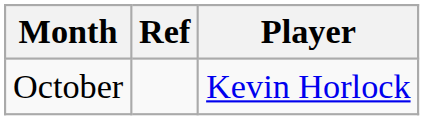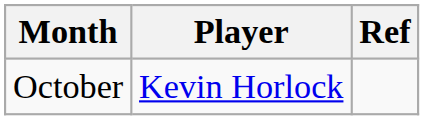columns swapped: (308, 31) <-> (165, 31)
